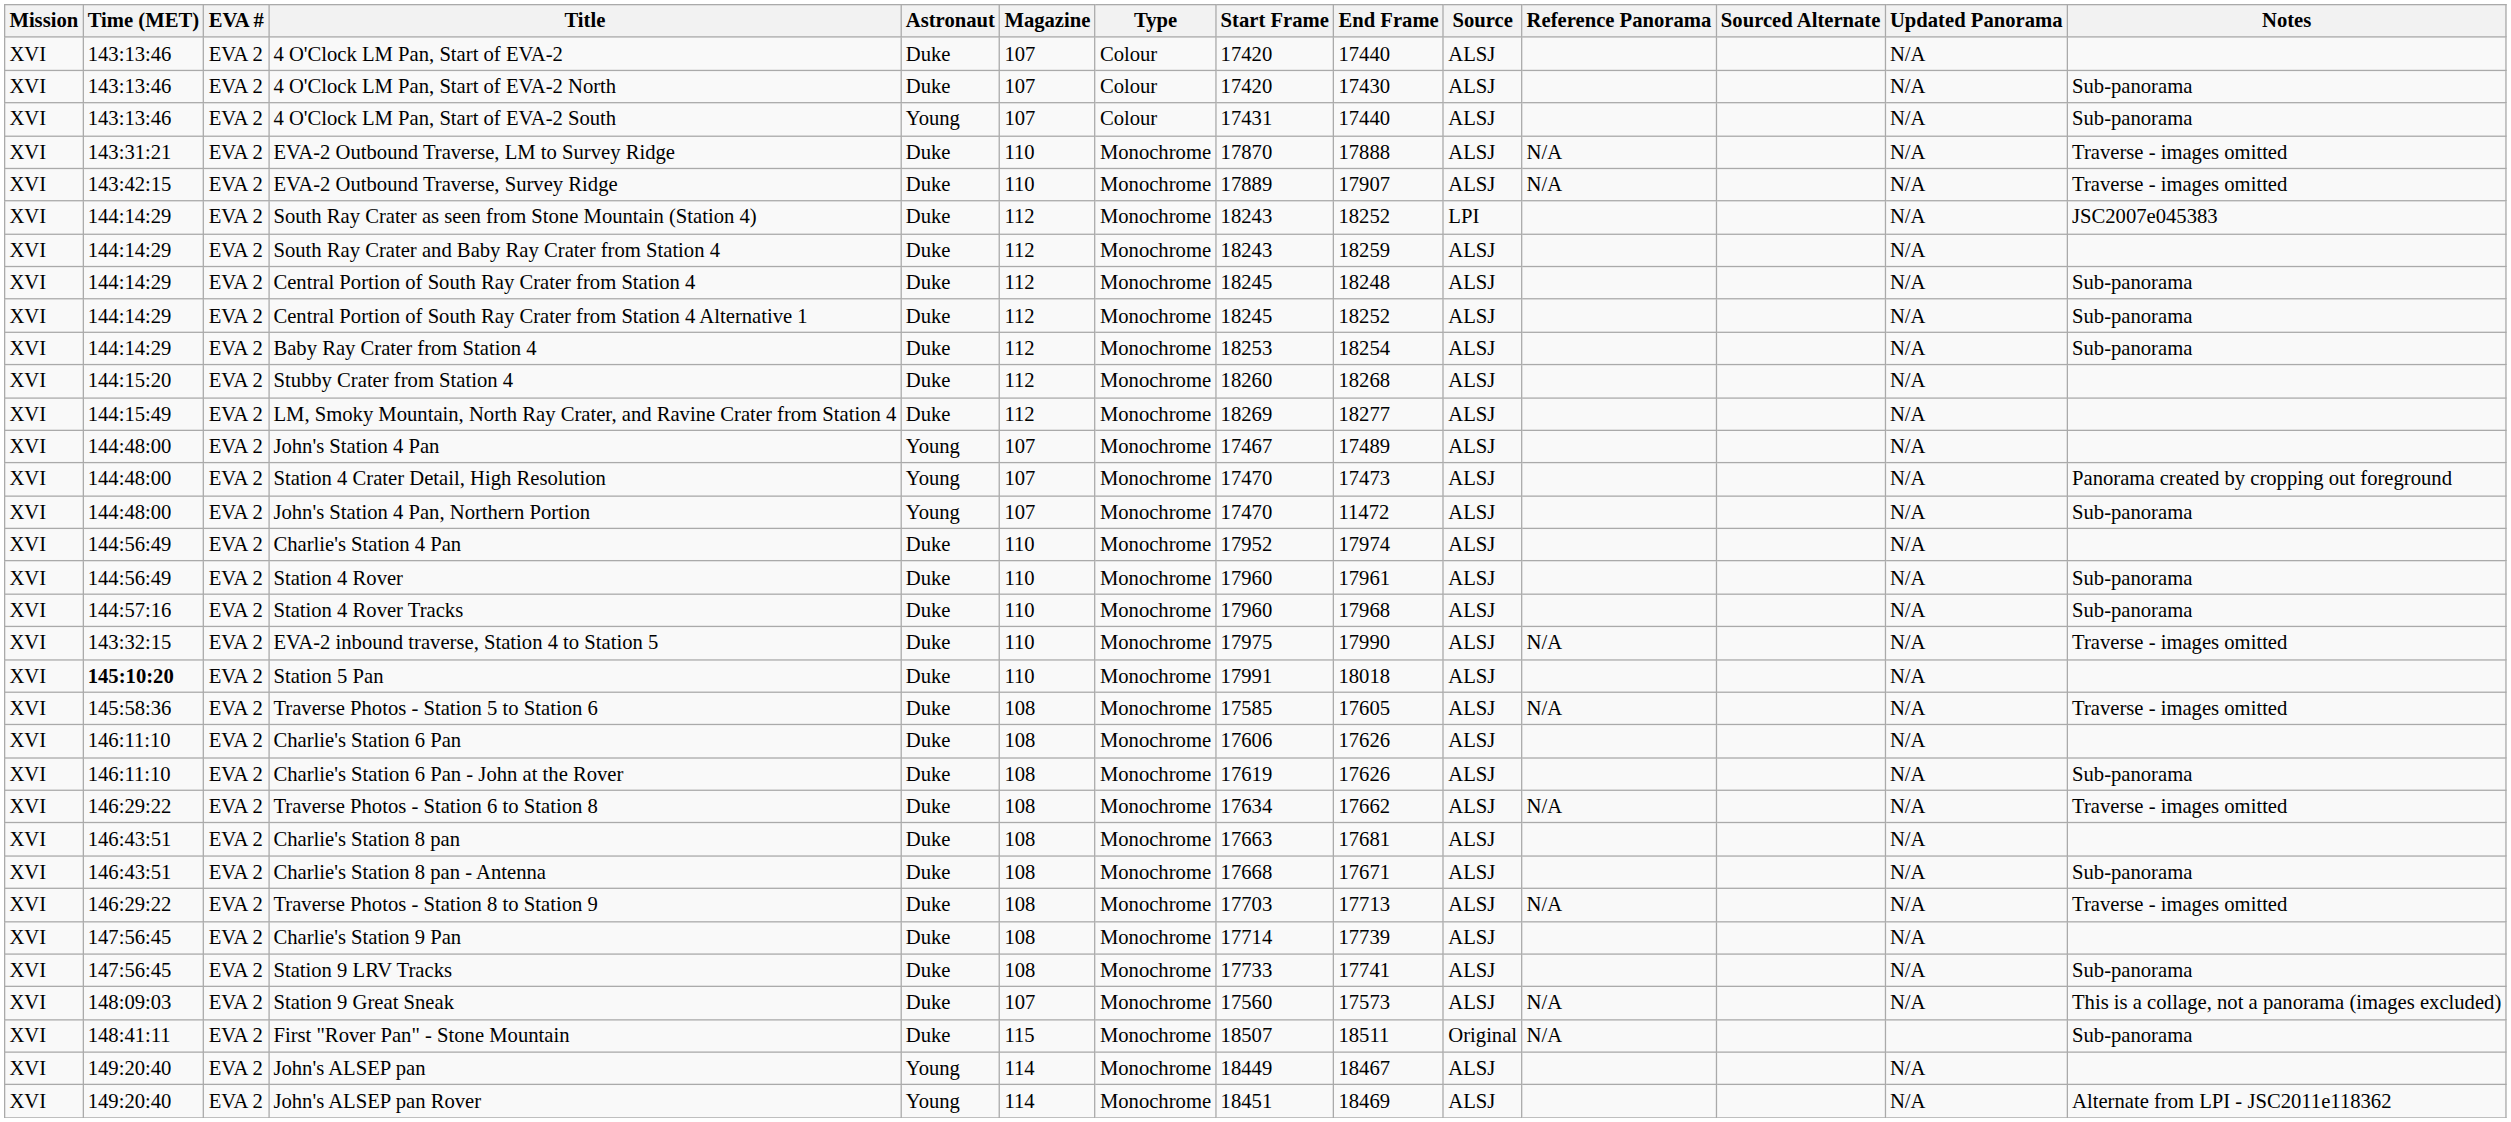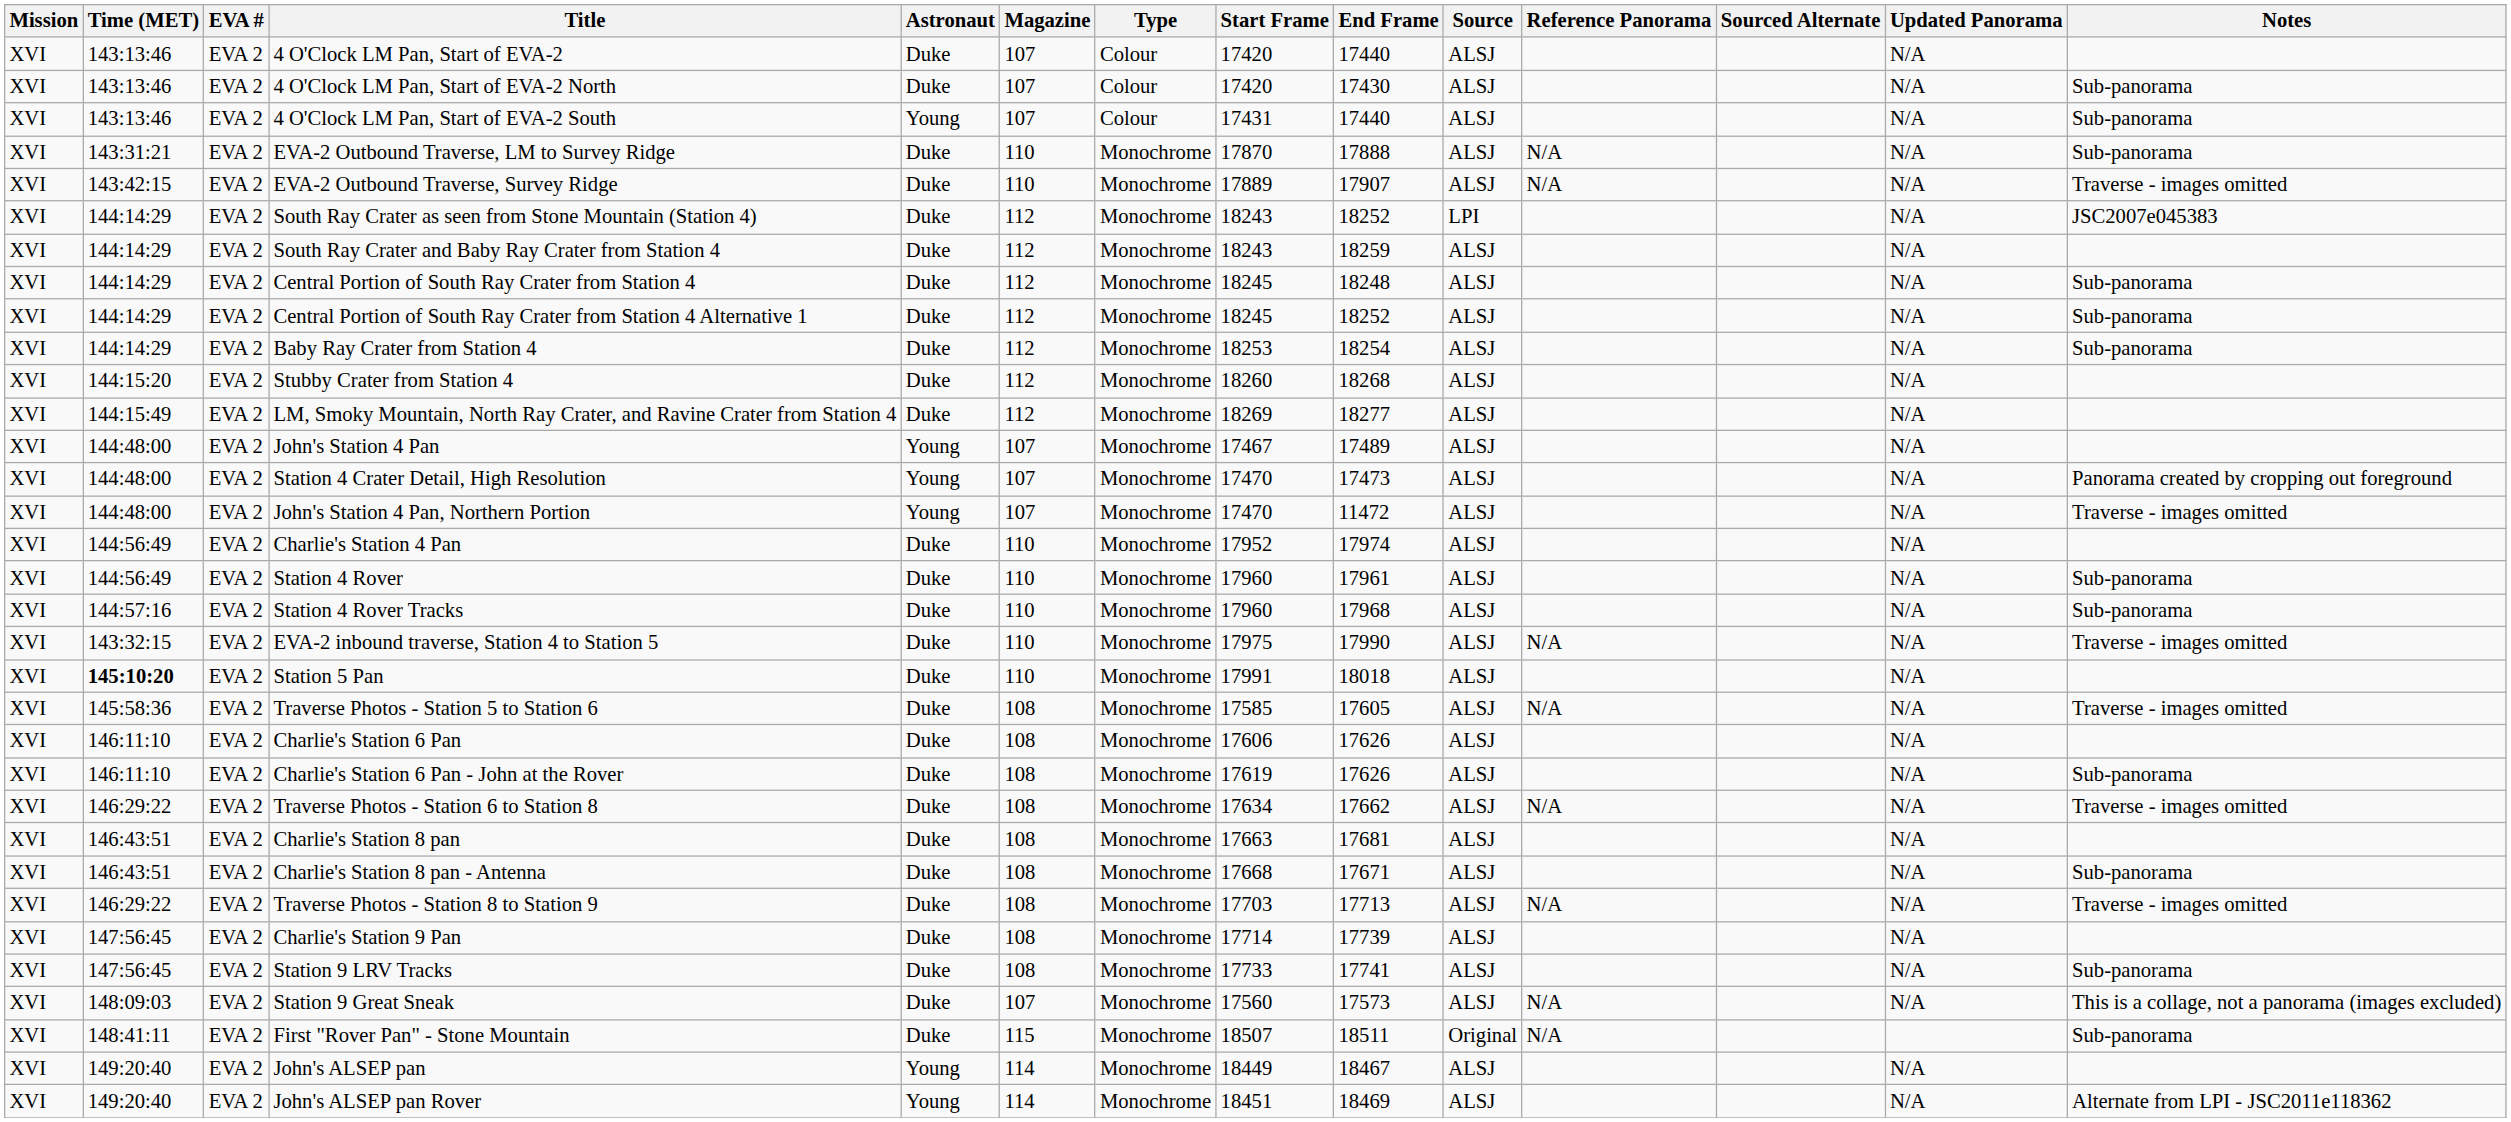(2180, 151) Traverse - images omitted -> (2132, 151) Sub-panorama
(2132, 511) Sub-panorama -> (2180, 511) Traverse - images omitted
